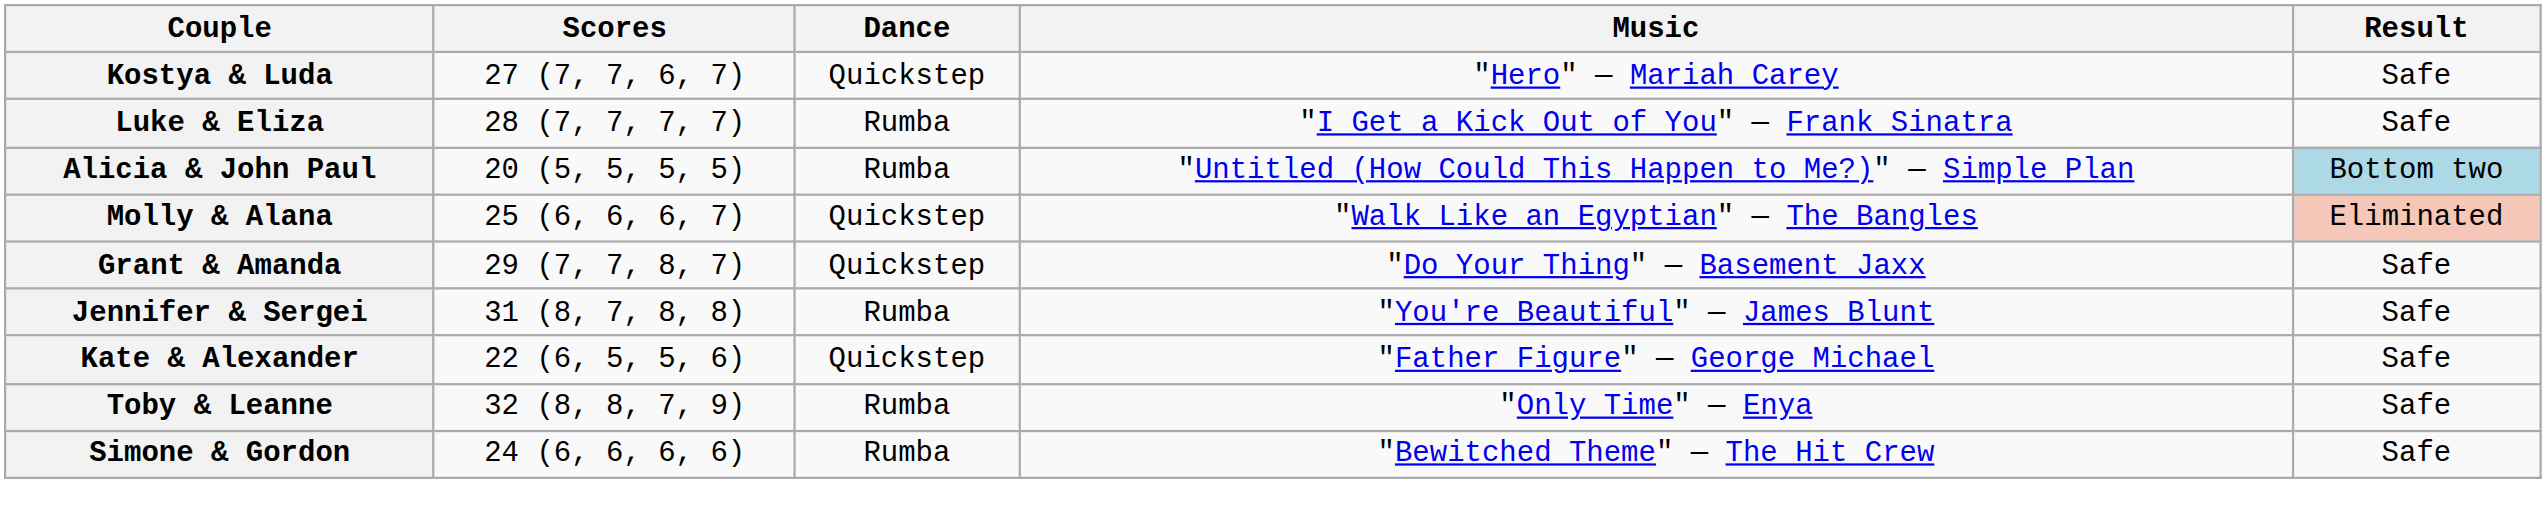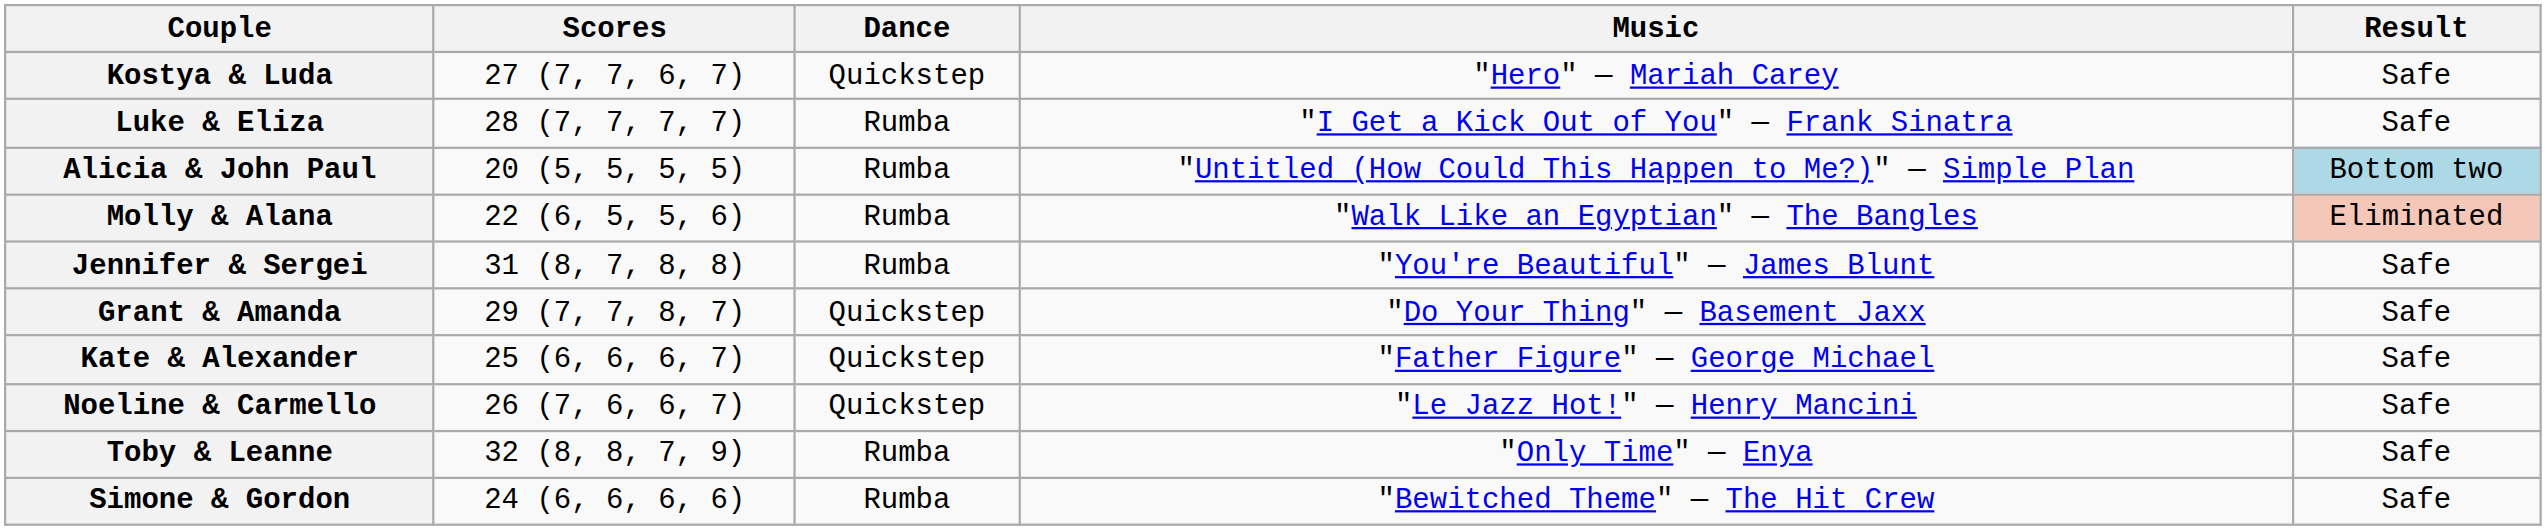(615, 218) 25 (6, 6, 6, 7) -> (615, 218) 22 (6, 5, 5, 6)
(907, 218) Quickstep -> (907, 218) Rumba
rows swapped: (220, 312) <-> (220, 265)
(615, 359) 22 (6, 5, 5, 6) -> (615, 359) 25 (6, 6, 6, 7)
+ row: (220, 407)
